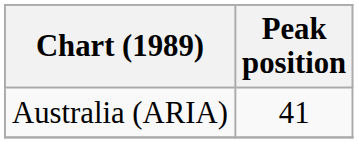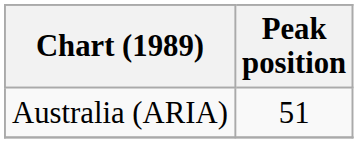(294, 112) 41 -> (294, 112) 51
